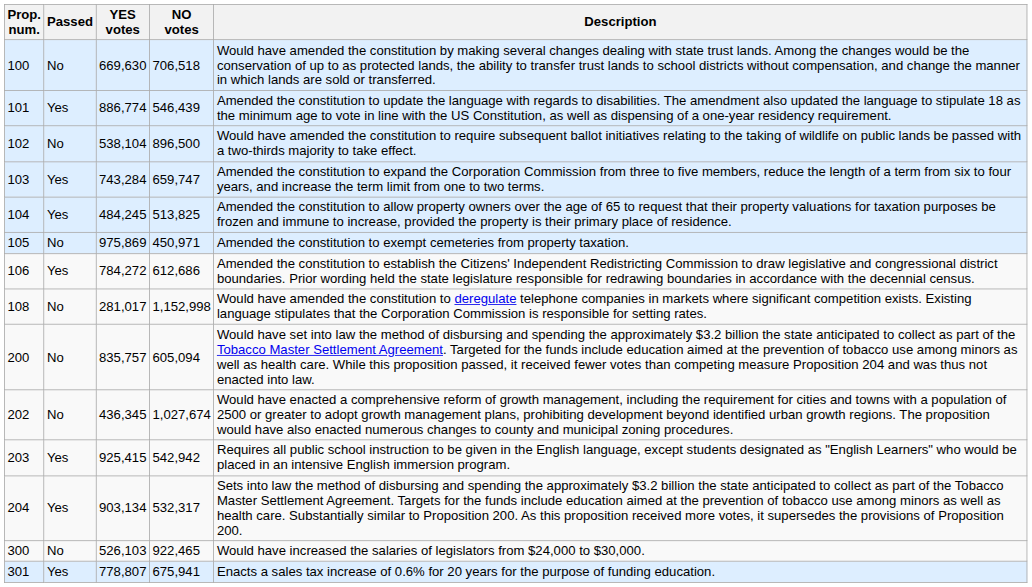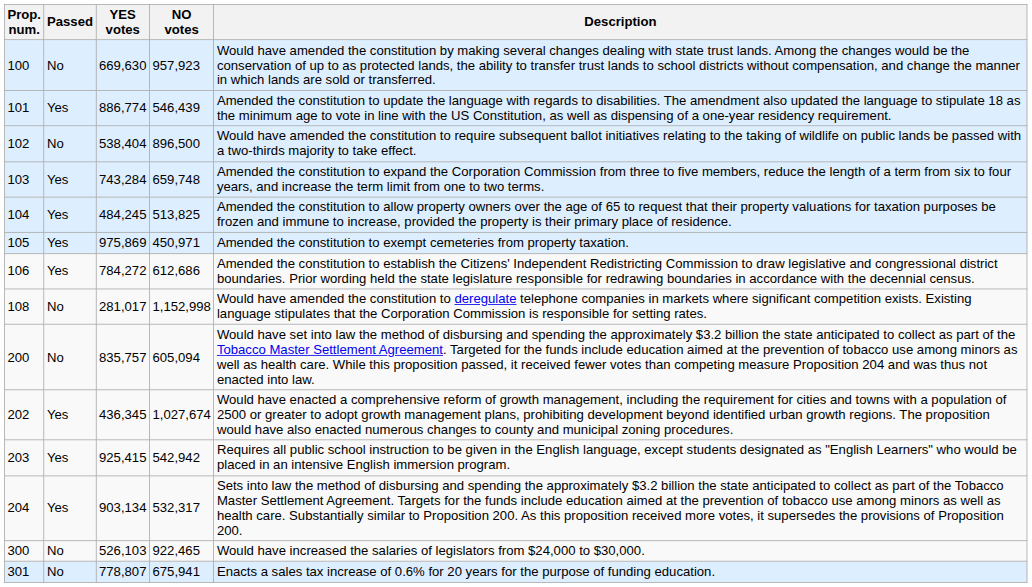(176, 65) 706,518 -> (176, 65) 957,923
(123, 143) 538,104 -> (123, 143) 538,404
(176, 179) 659,747 -> (176, 179) 659,748
(55, 243) No -> (58, 243) Yes
(55, 414) No -> (58, 414) Yes
(58, 571) Yes -> (55, 571) No
